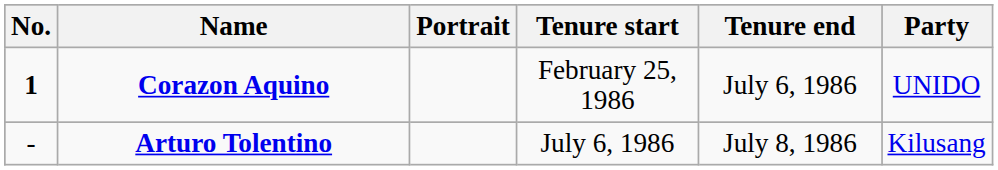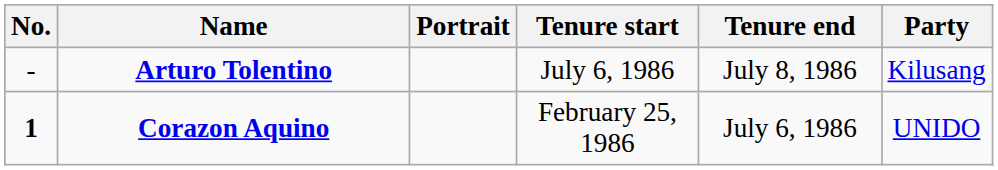rows swapped: (234, 84) <-> (234, 142)
